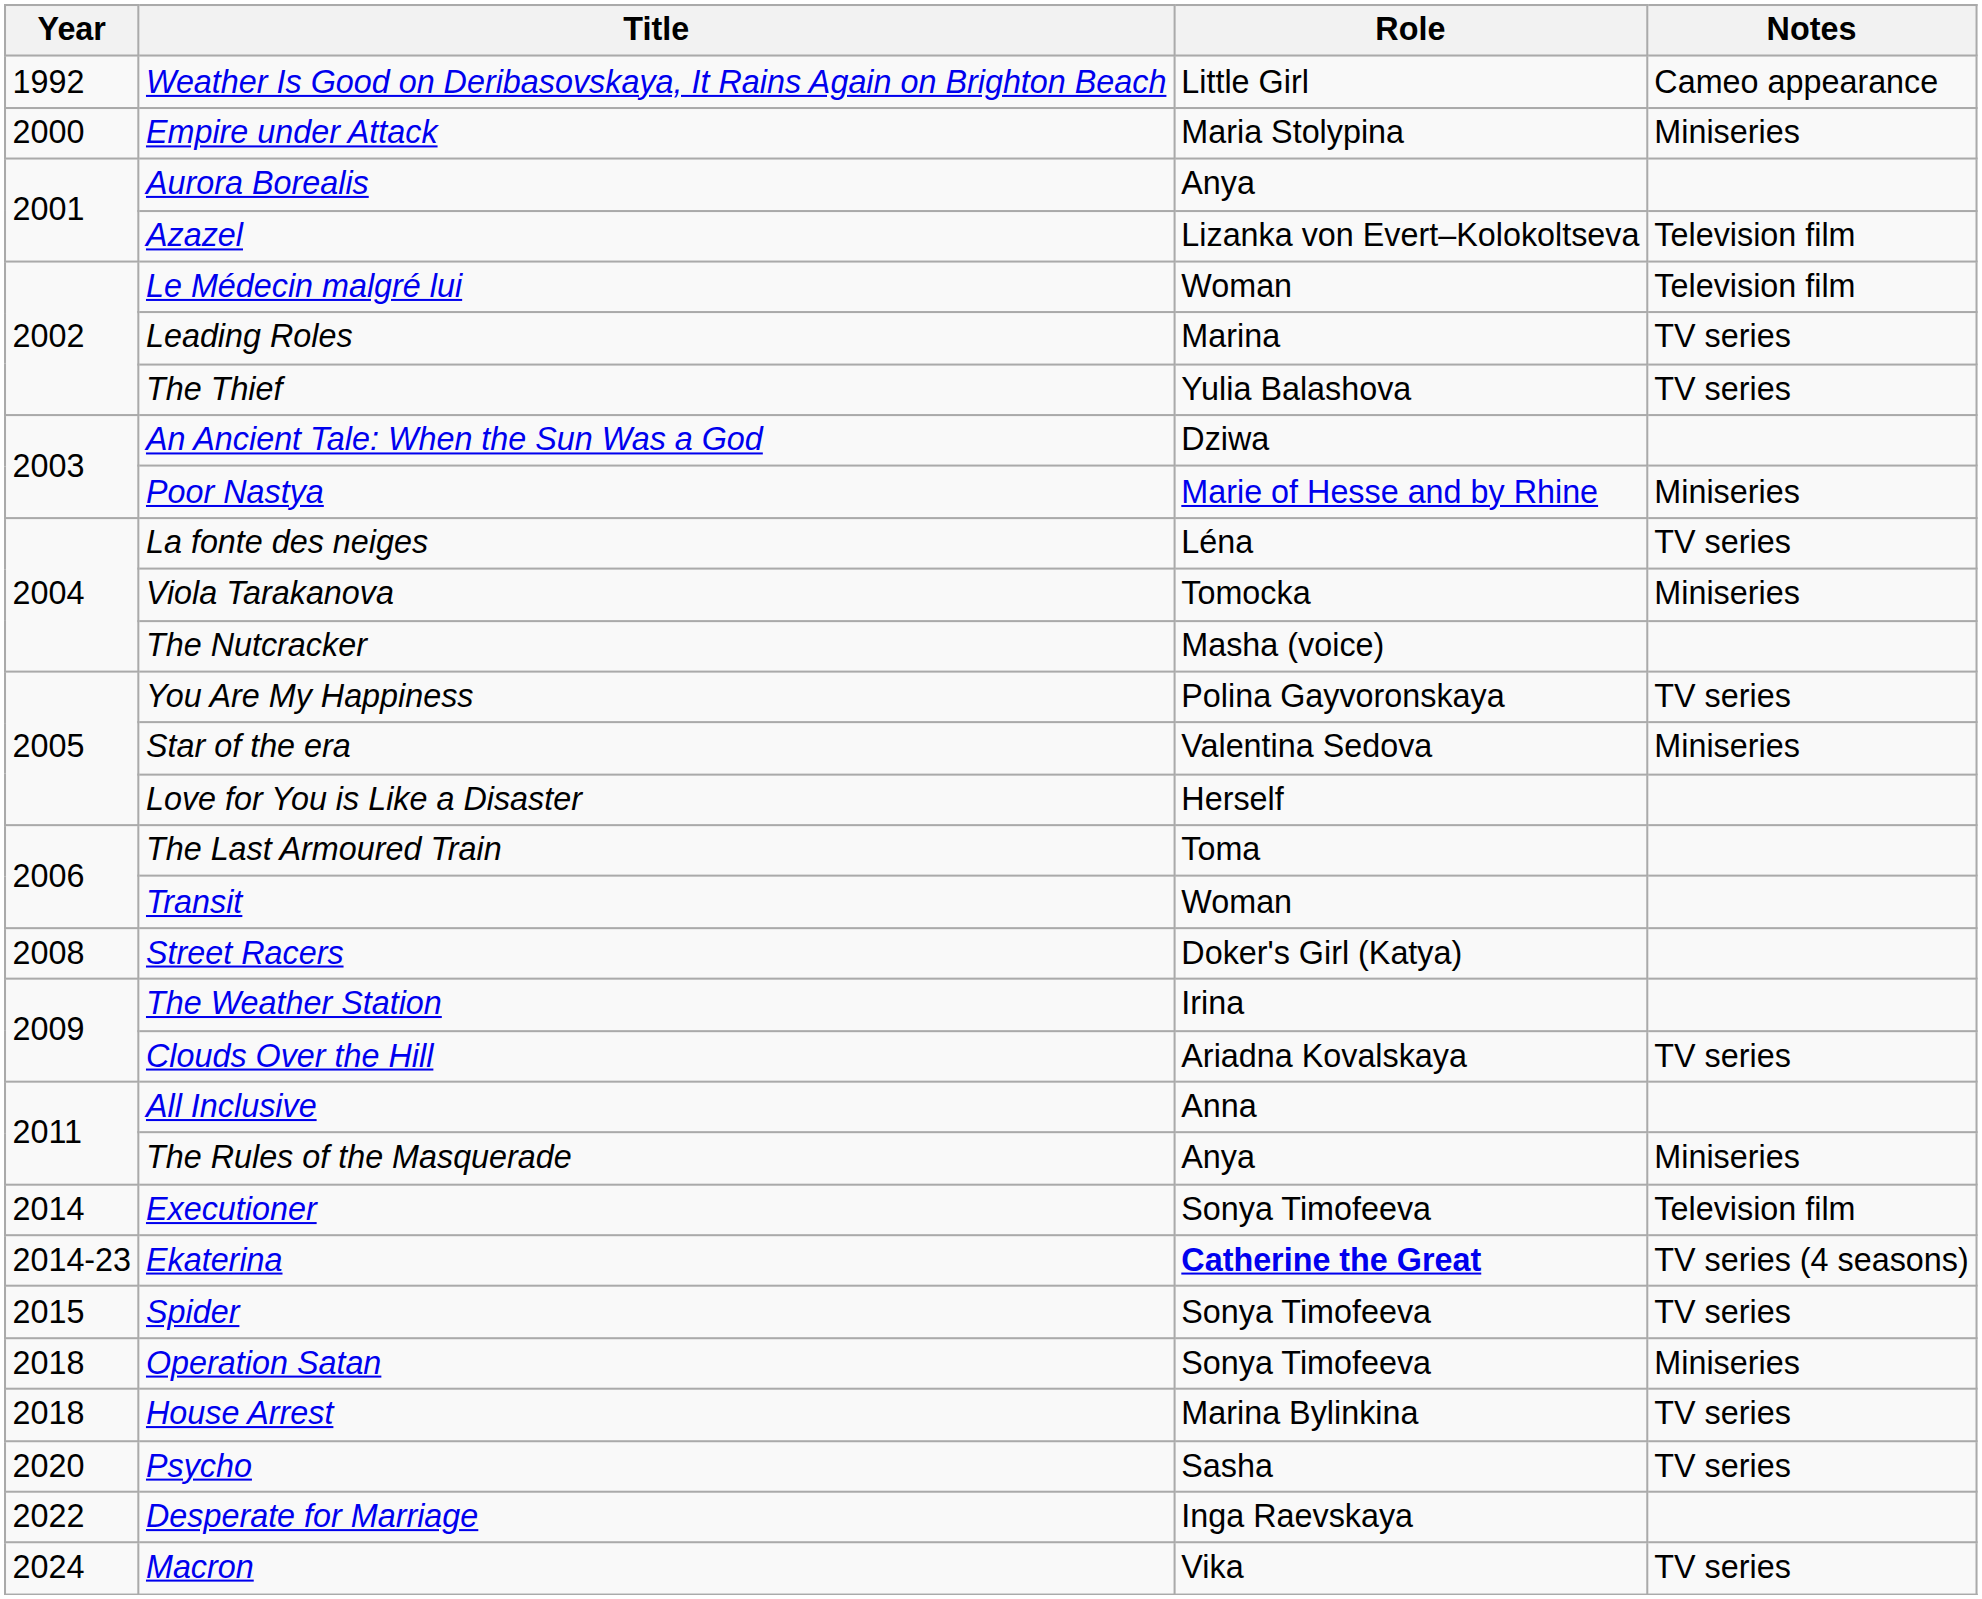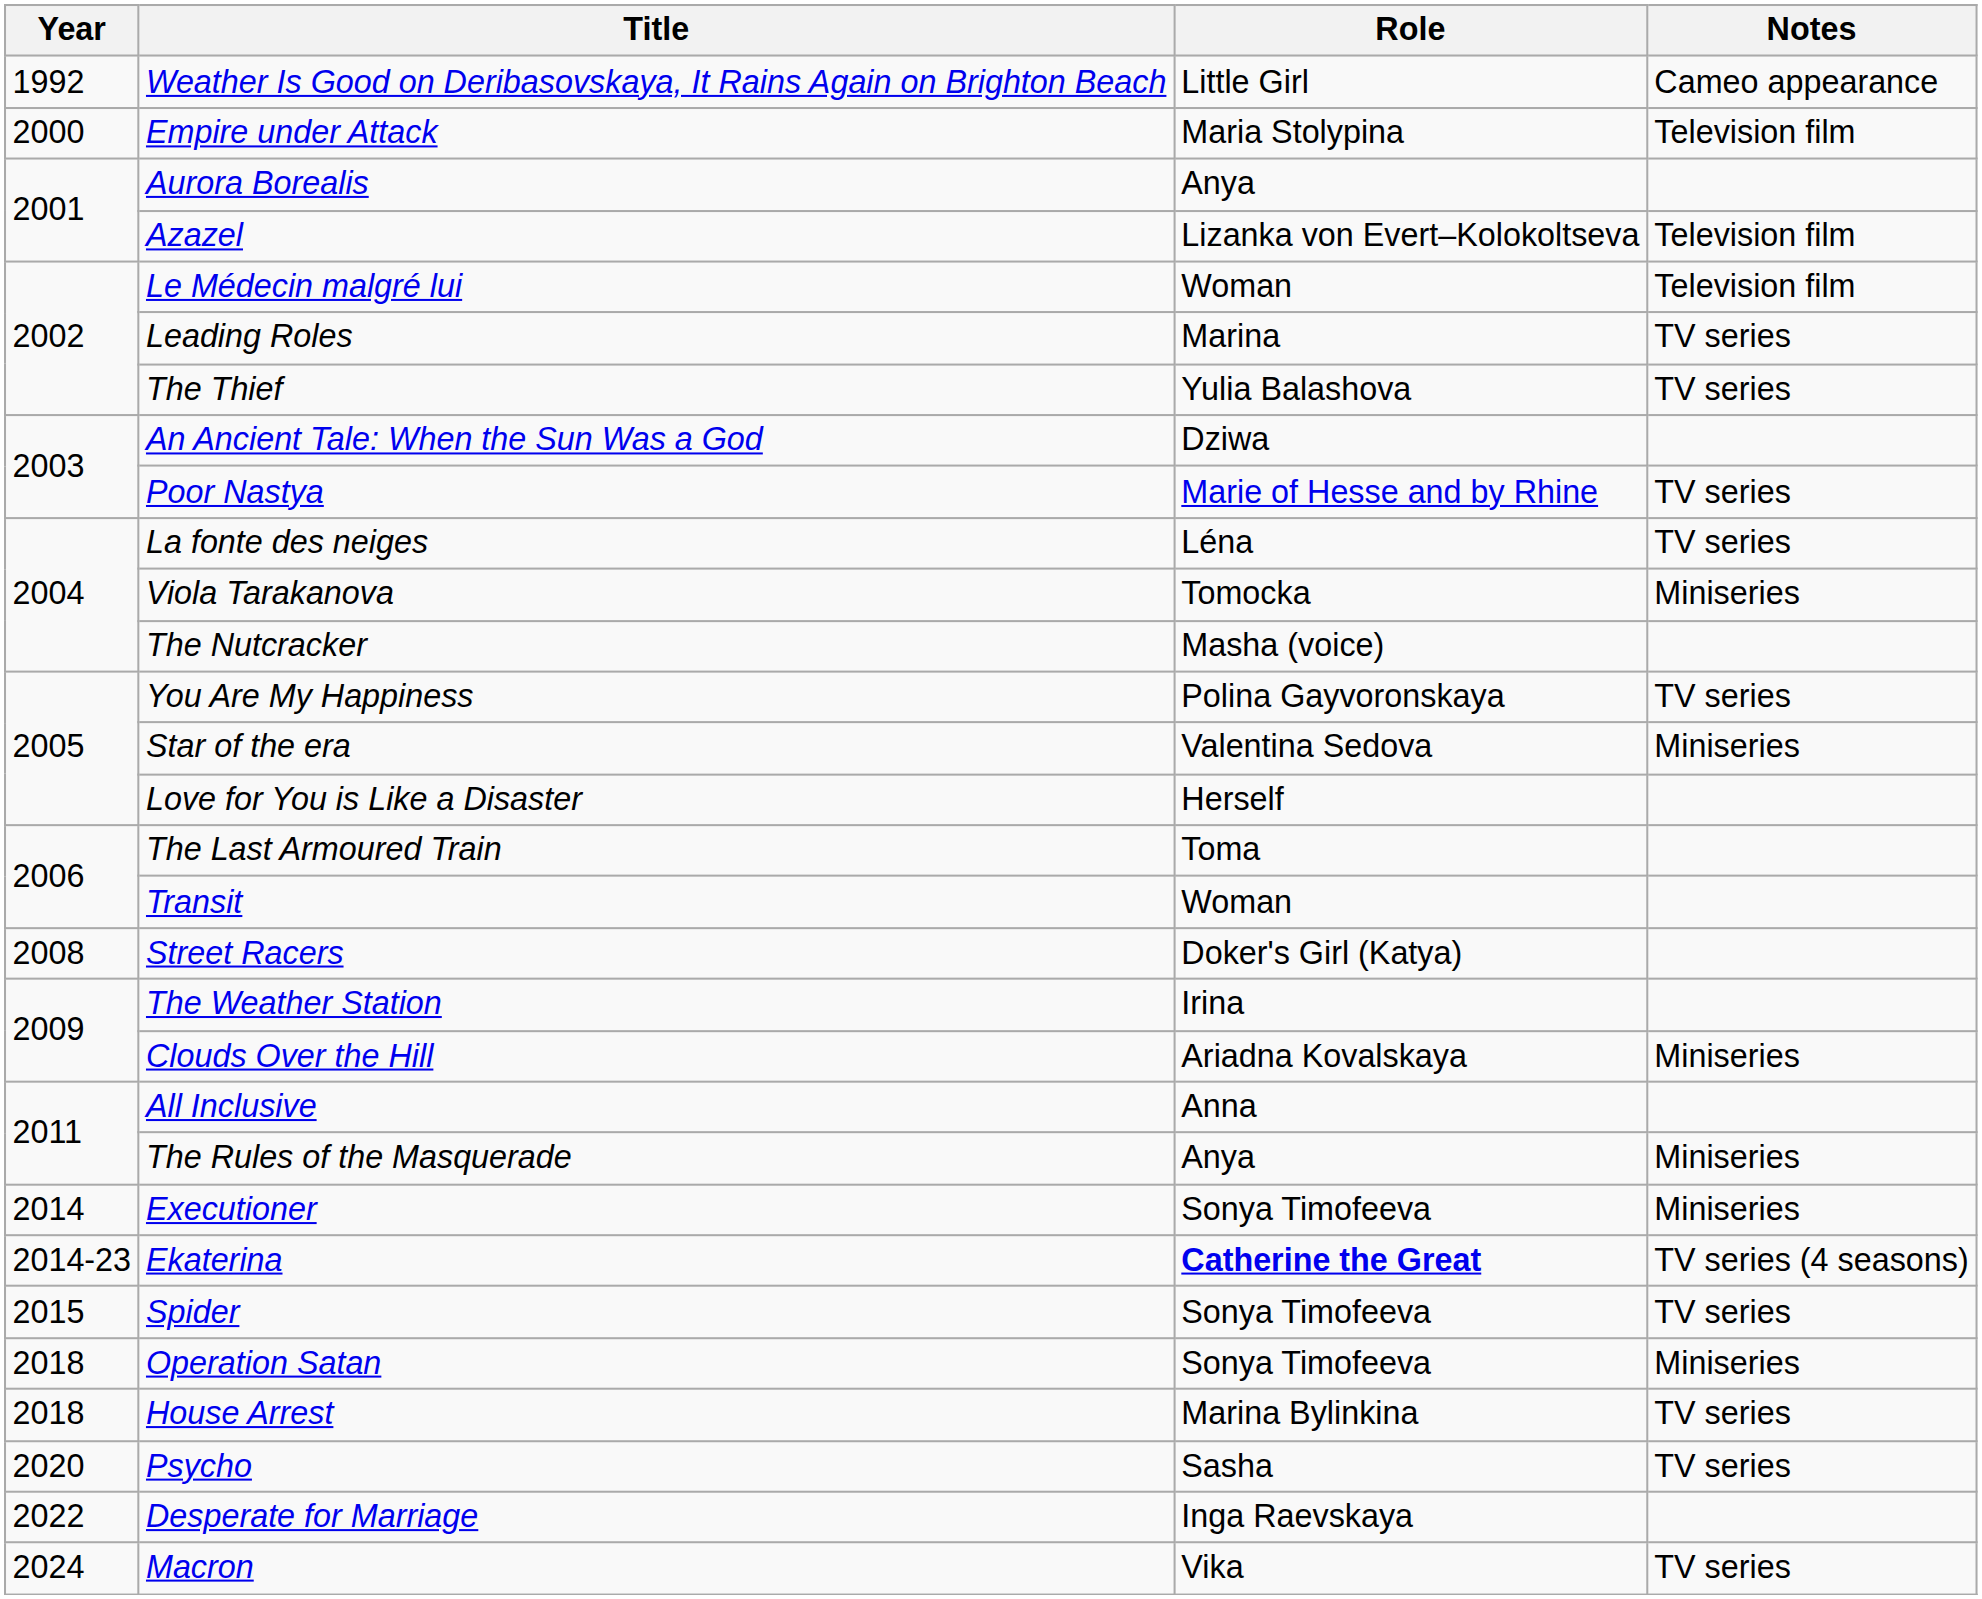(1727, 132) Miniseries -> (1755, 132) Television film
(1727, 491) Miniseries -> (1723, 491) TV series
(1723, 1055) TV series -> (1727, 1055) Miniseries
(1755, 1209) Television film -> (1727, 1209) Miniseries
